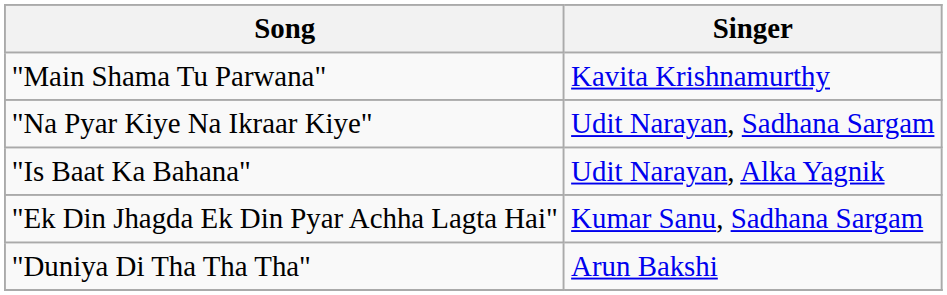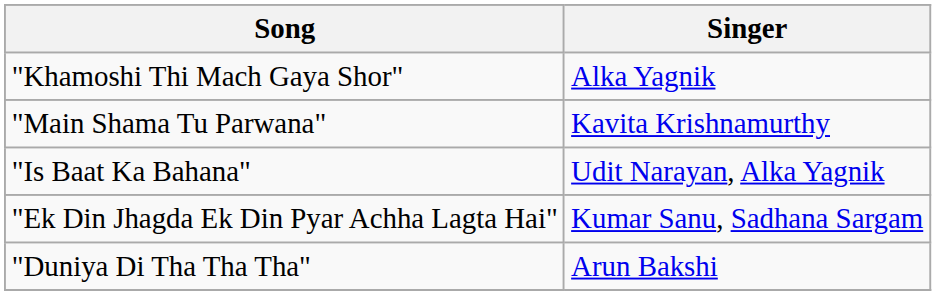+ row: (208, 76)
- row: (192, 123)
